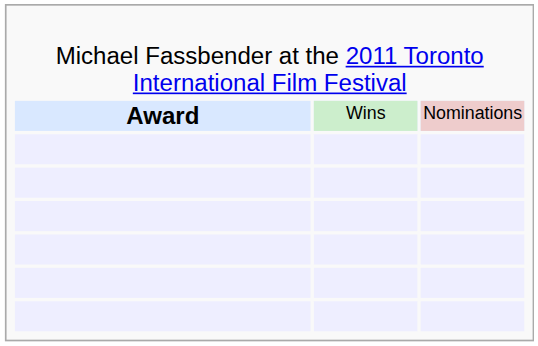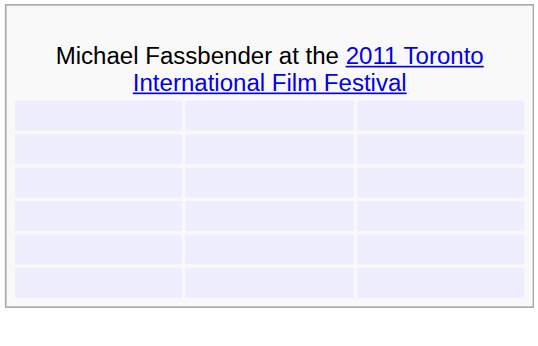- row: (163, 116)
